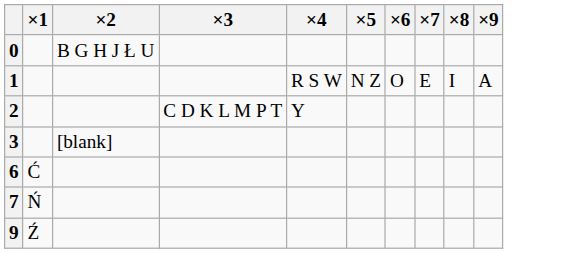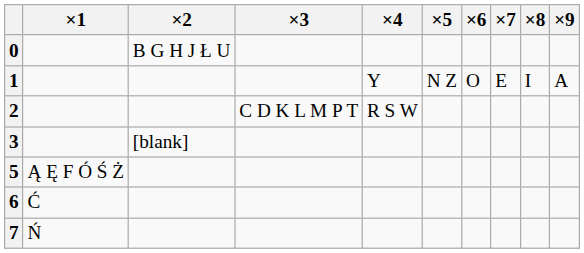(316, 80) R S W -> (374, 80) Y
(298, 111) Y -> (392, 111) R S W
+ row: (14, 171)
- row: (14, 232)
